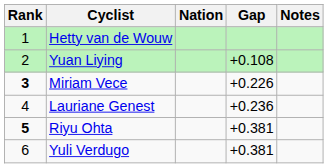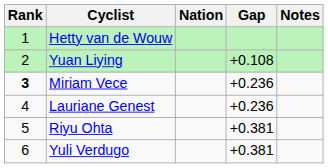(252, 83) +0.226 -> (252, 83) +0.236
(25, 128) bold -> (25, 128) normal
